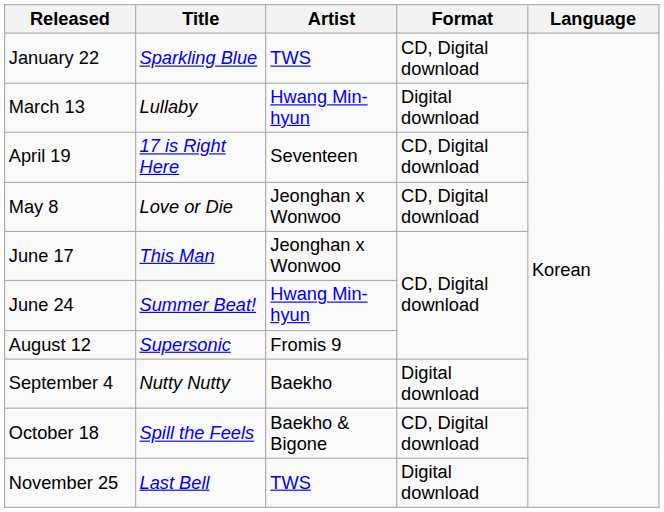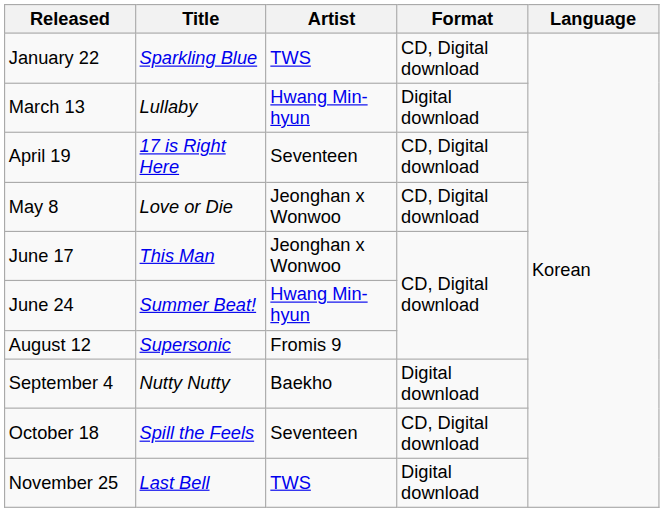(310, 433) Baekho & Bigone -> (314, 433) Seventeen
